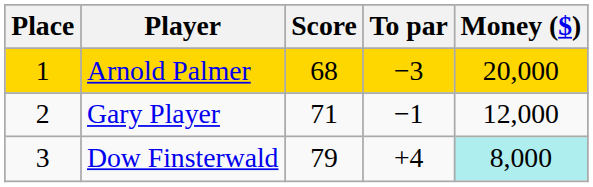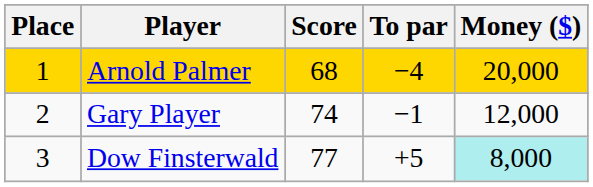(409, 70) −3 -> (409, 70) −4
(324, 114) 71 -> (324, 114) 74
(324, 158) 79 -> (324, 158) 77
(409, 158) +4 -> (409, 158) +5
